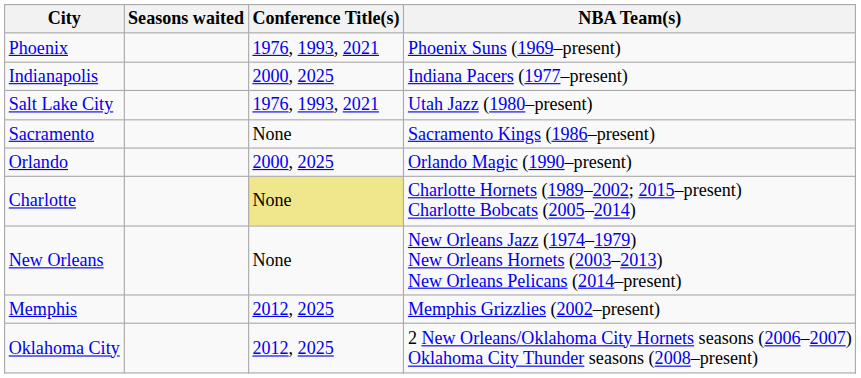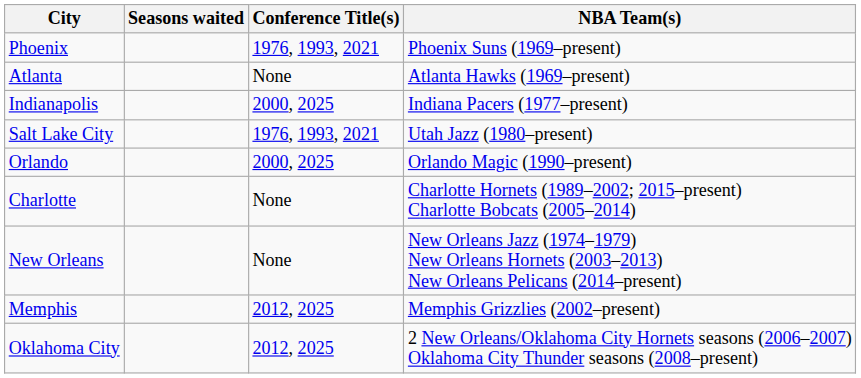+ row: (35, 76)
- row: (51, 133)
(272, 201) khaki background -> (272, 201) no background
